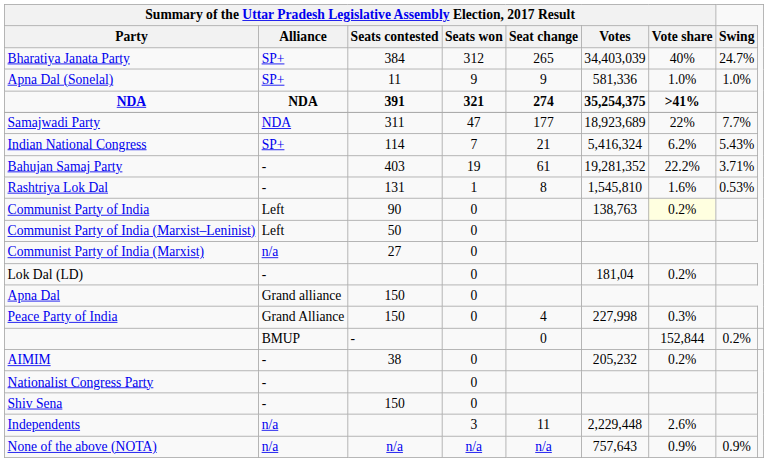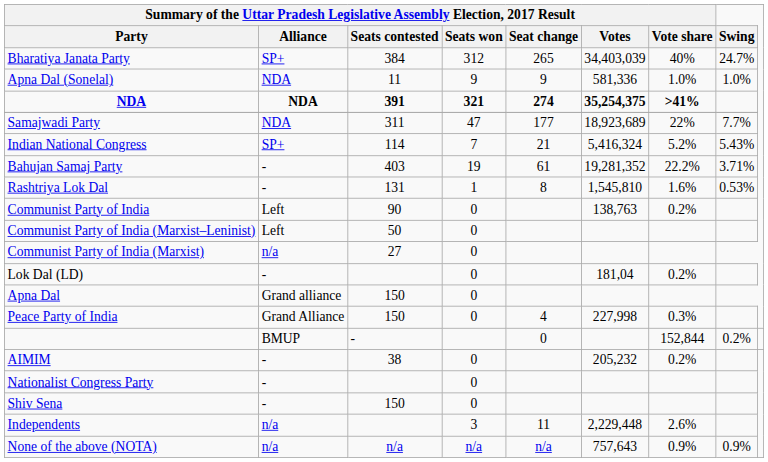(273, 79) SP+ -> (276, 79) NDA
(682, 144) 6.2% -> (682, 144) 5.2%
(682, 209) lightyellow background -> (682, 209) no background
